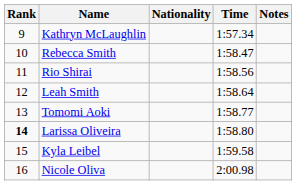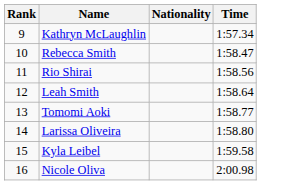- column: (274, 14)
(22, 131) bold -> (22, 131) normal
